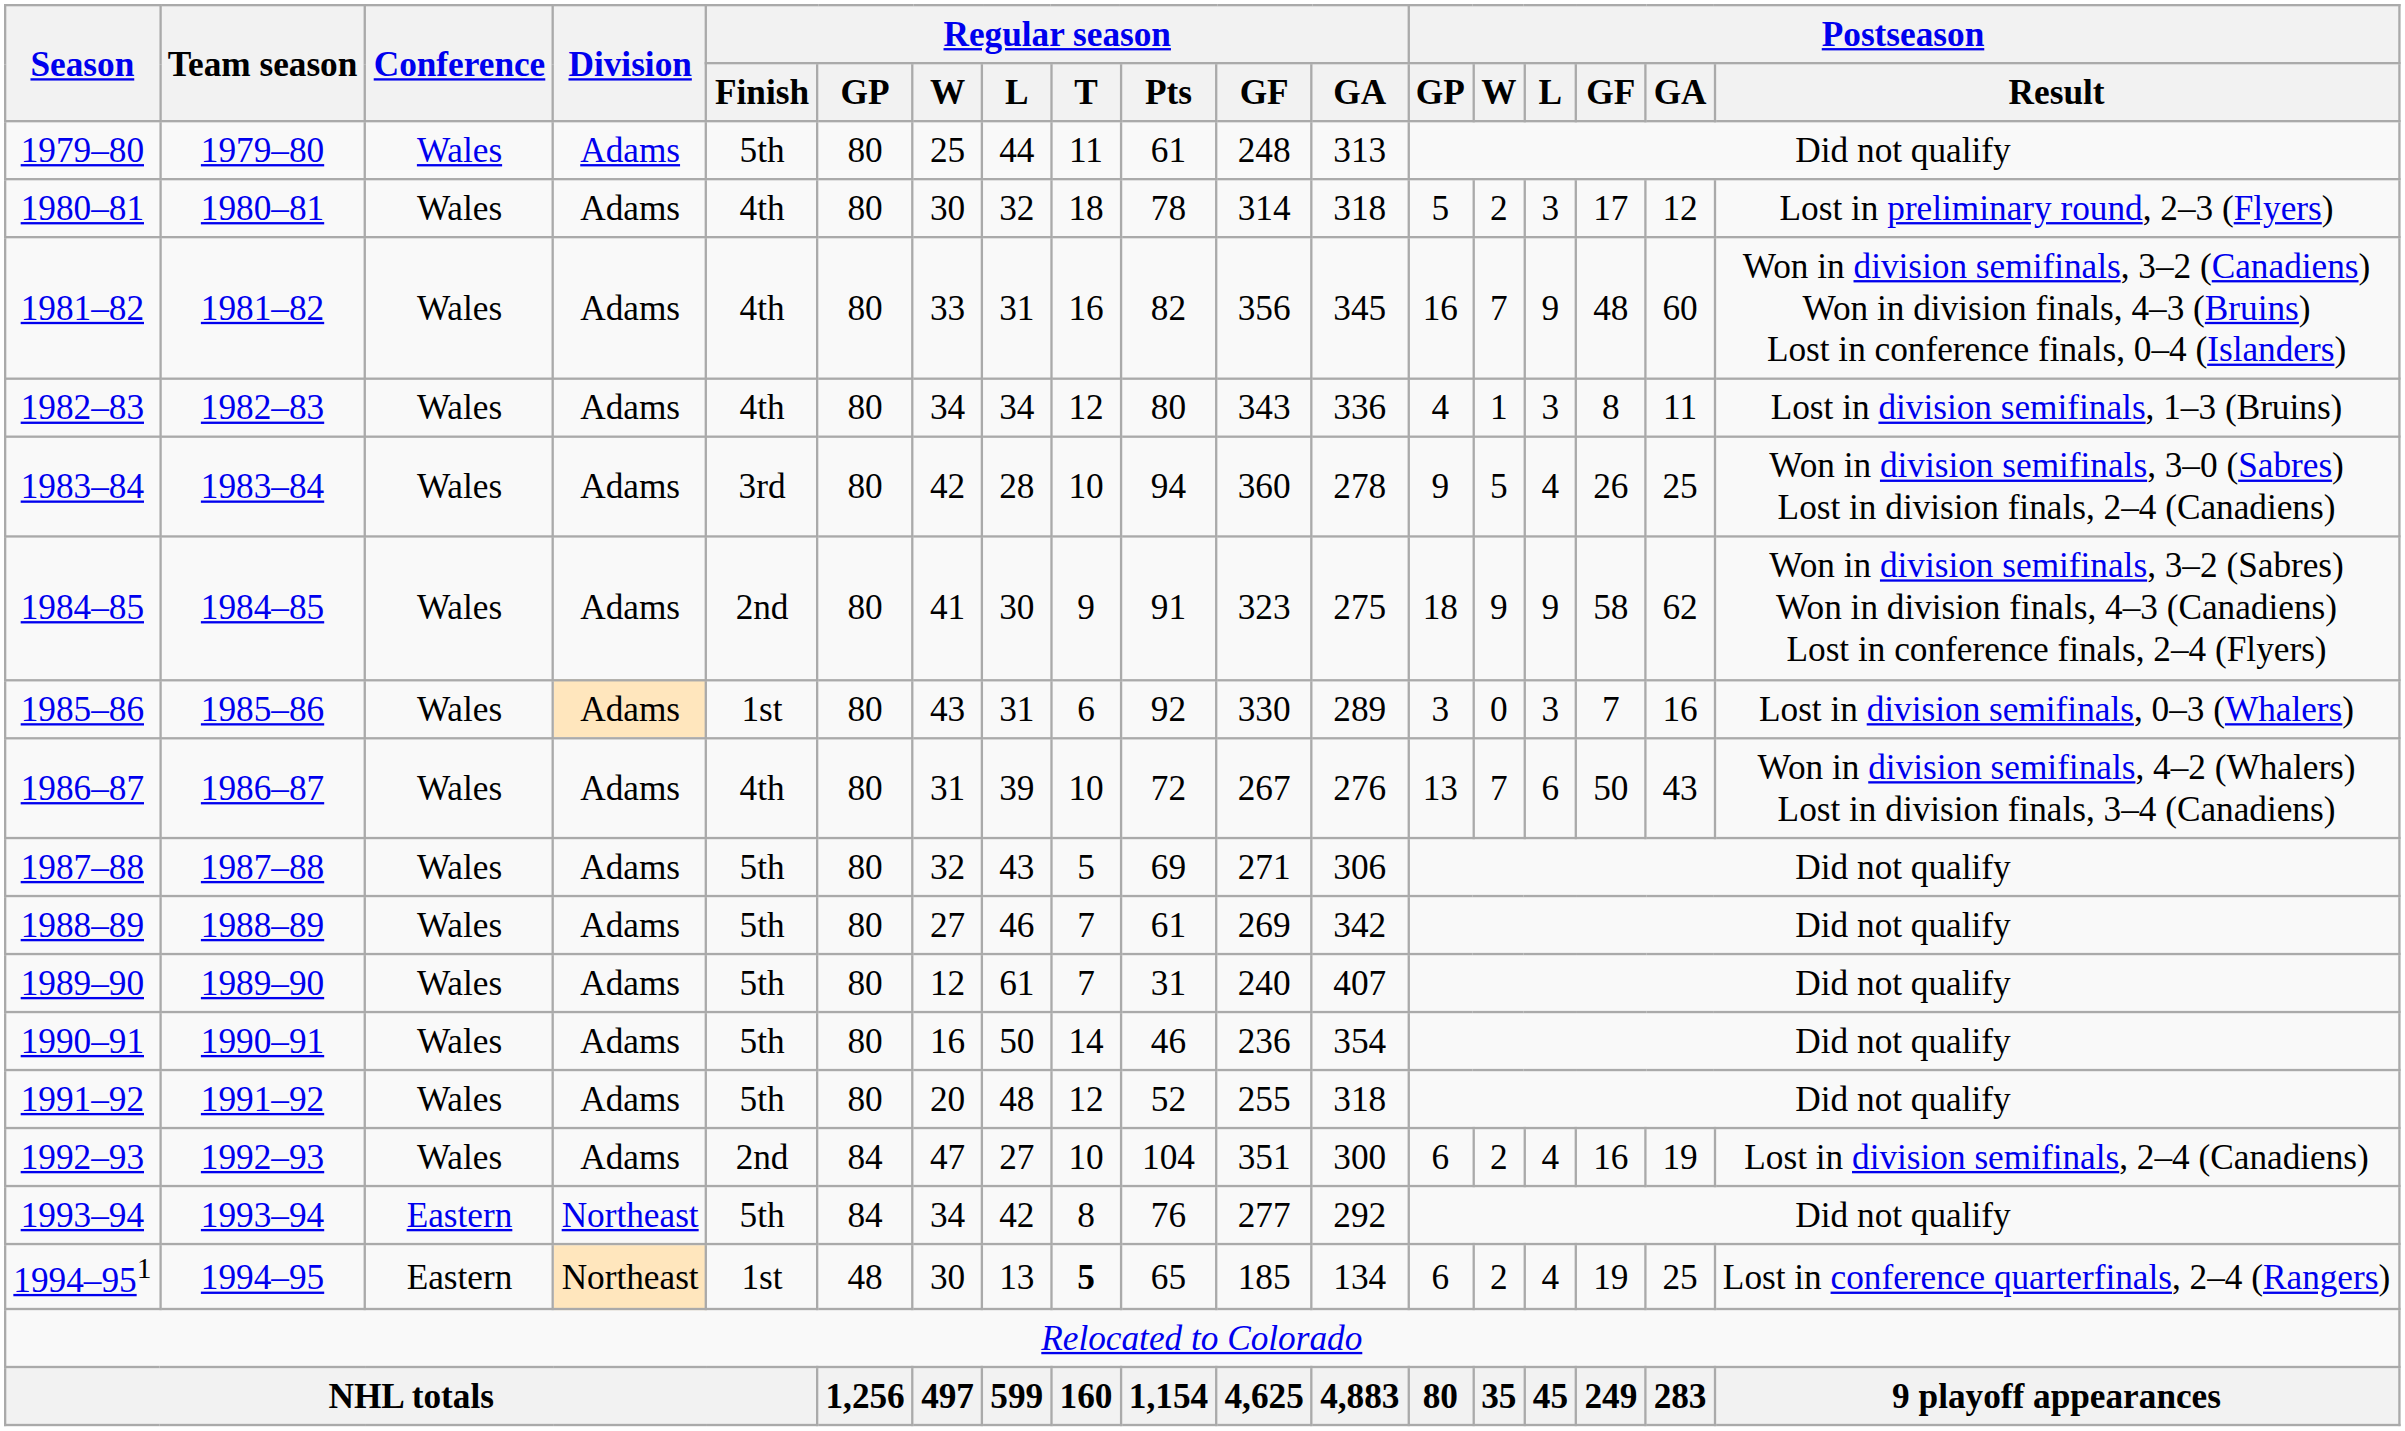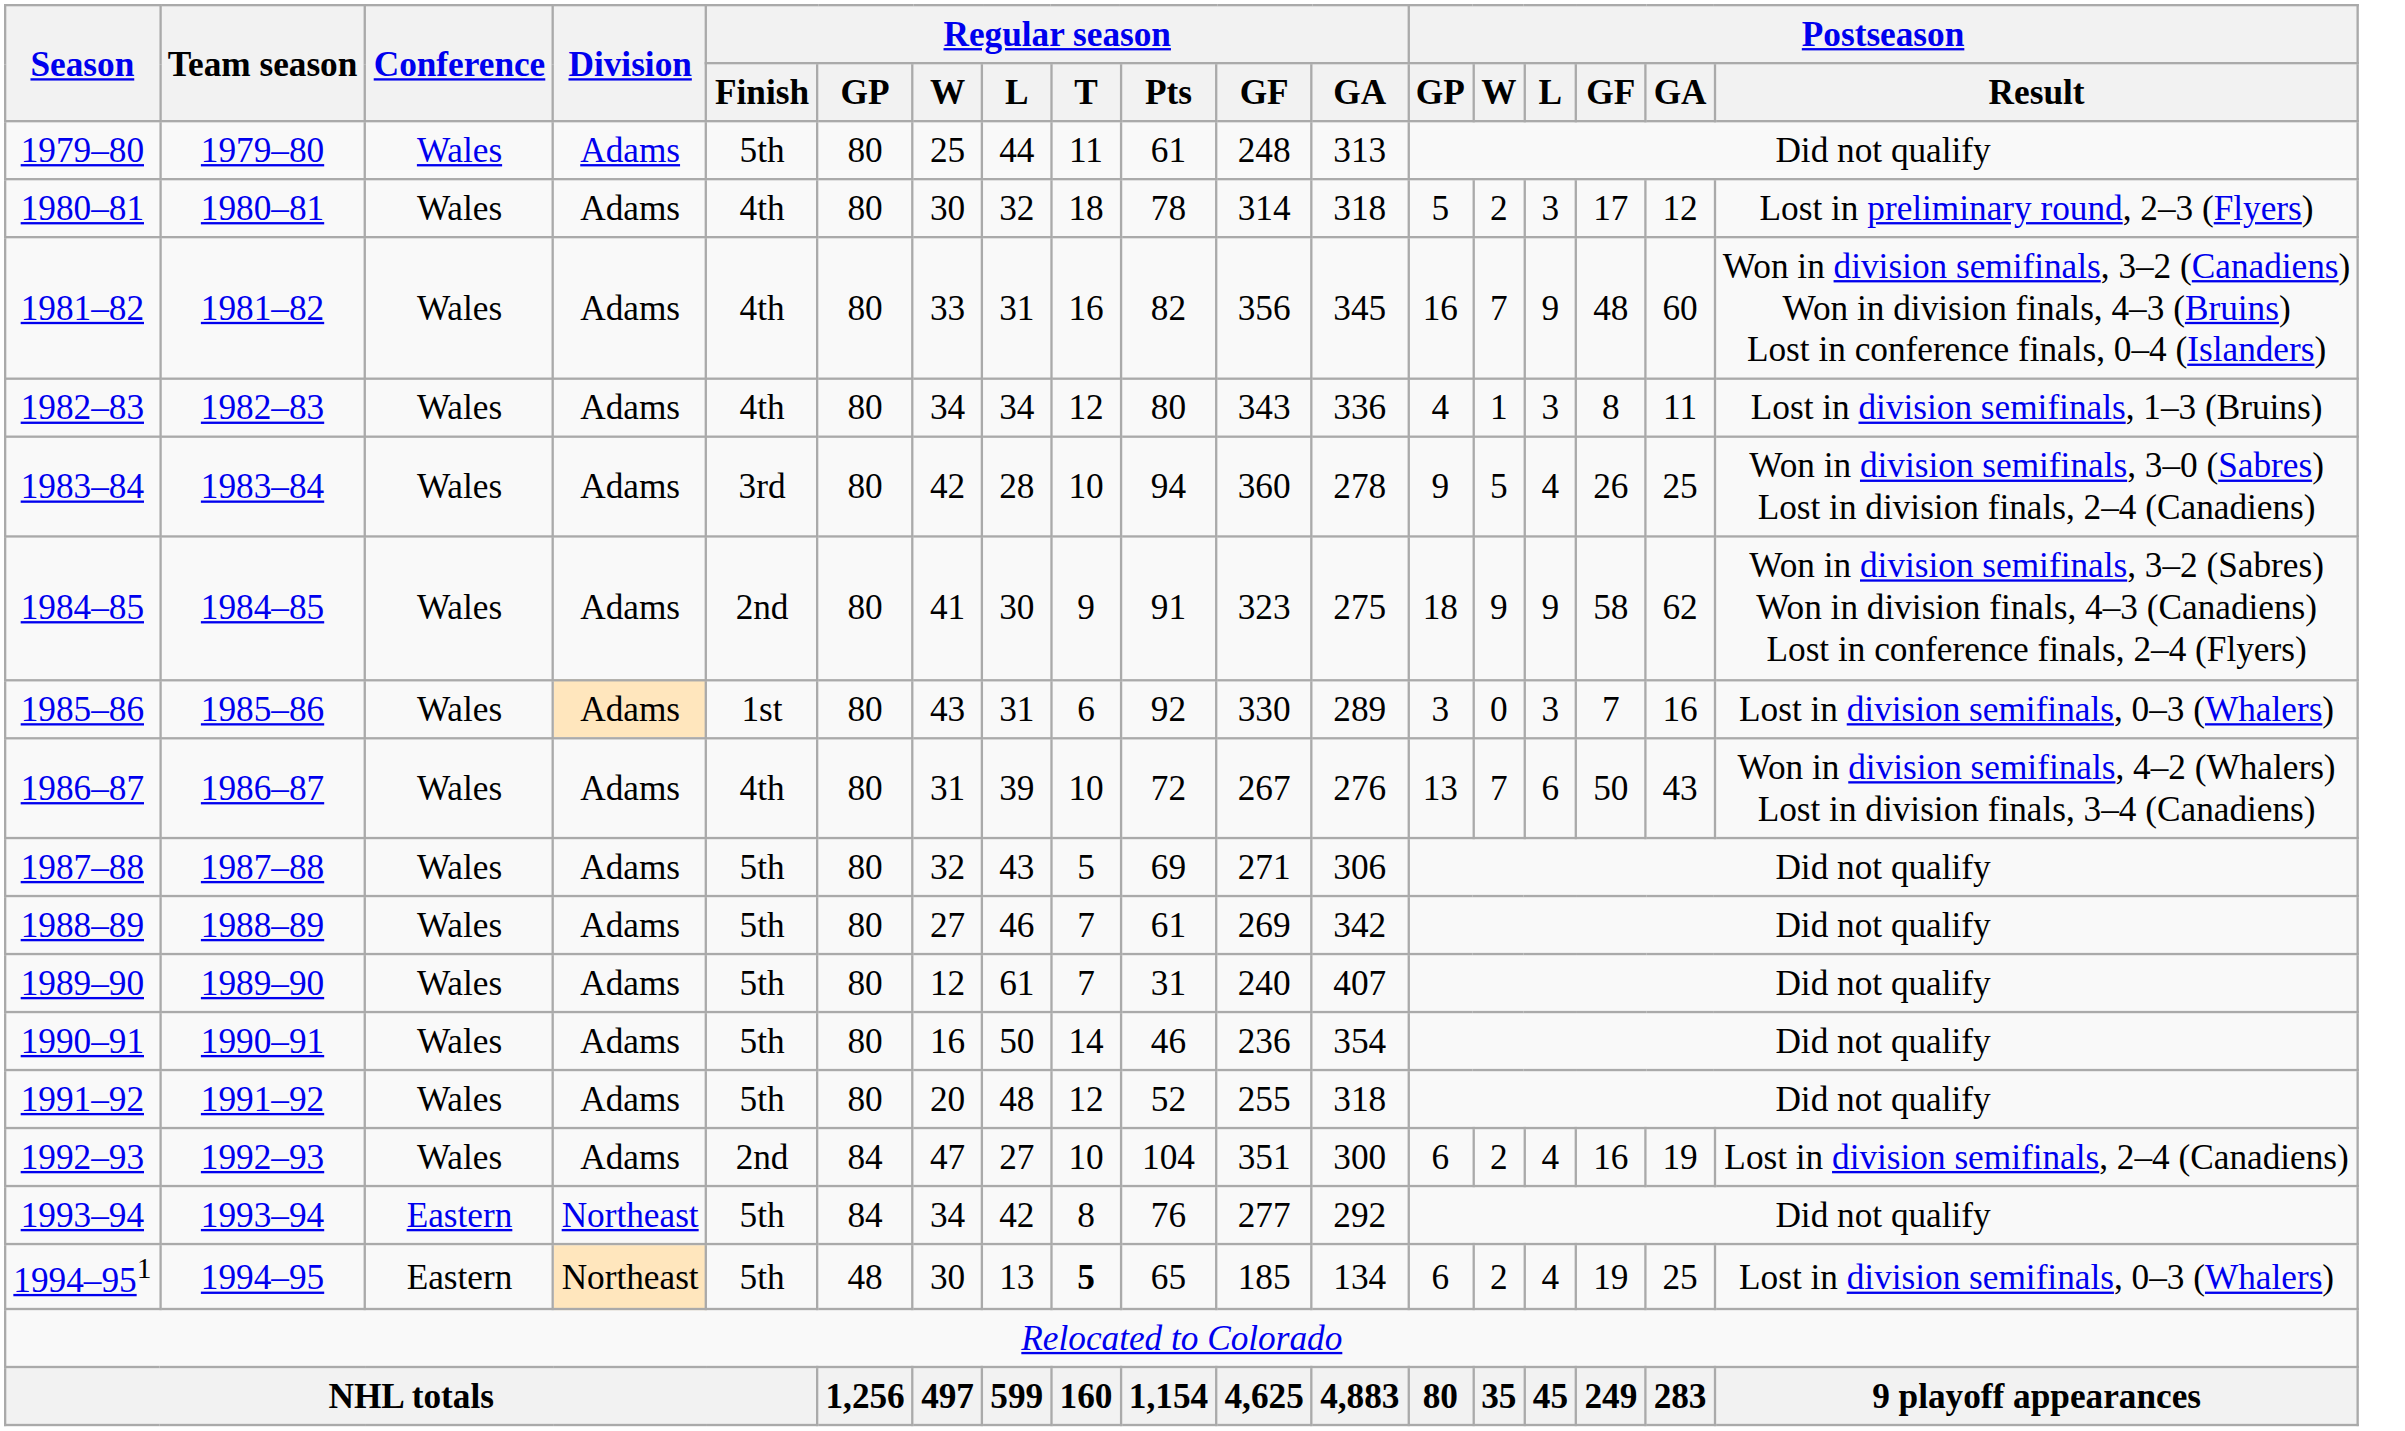(762, 1276) 1st -> (762, 1276) 5th
(2057, 1276) Lost in conference quarterfinals, 2–4 (Rangers) -> (2037, 1276) Lost in division semifinals, 0–3 (Whalers)
